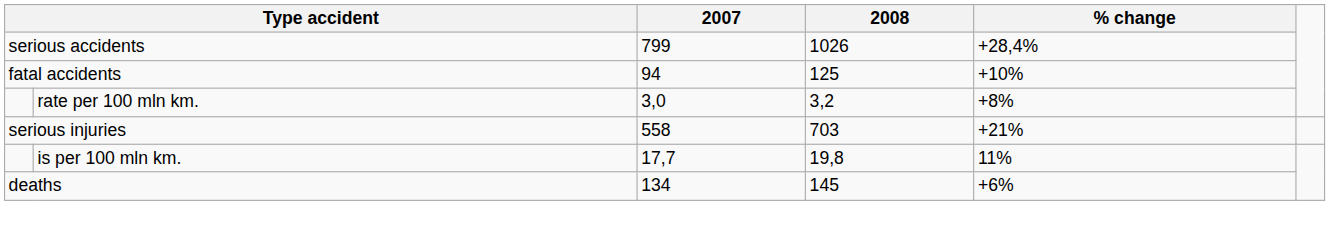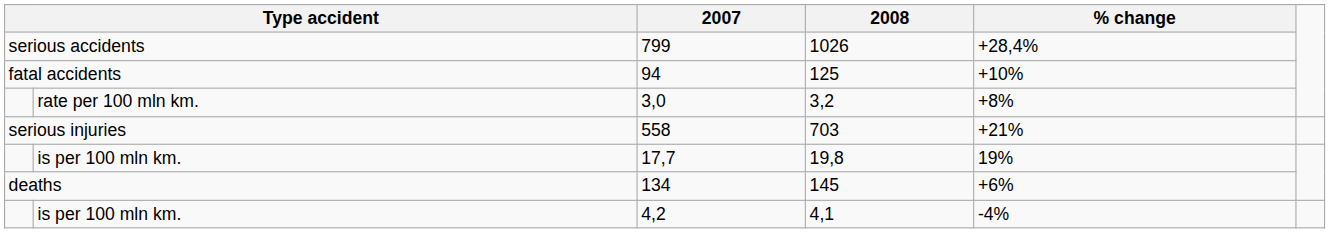(995, 158) 11% -> (996, 158) 19%
+ row: (654, 213)
